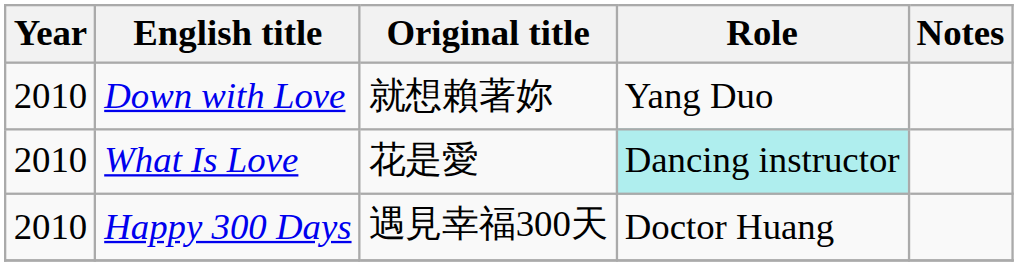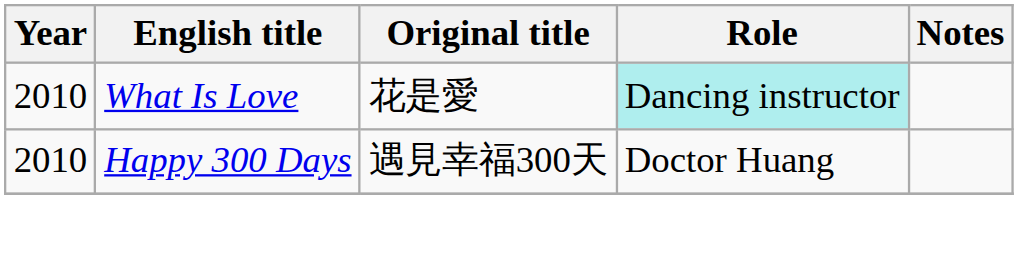- row: (225, 95)
